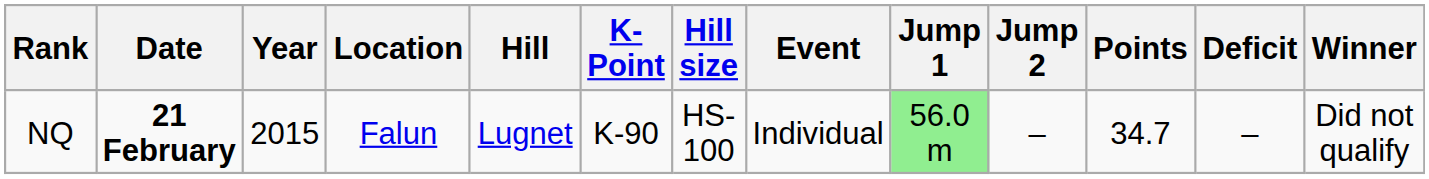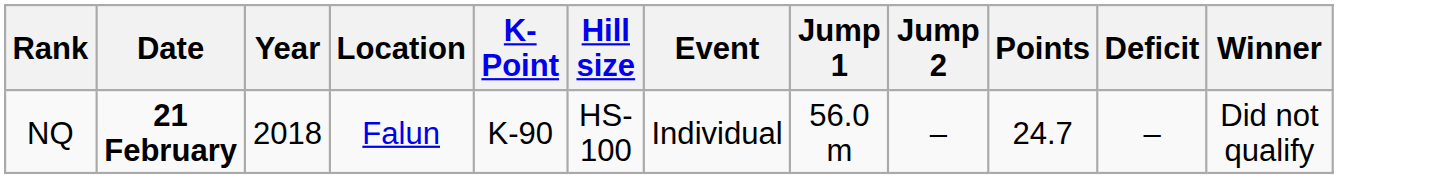- column: (525, 47)
(285, 132) 2015 -> (287, 132) 2018
(940, 132) lightgreen background -> (839, 132) no background
(1140, 132) 34.7 -> (1043, 132) 24.7
